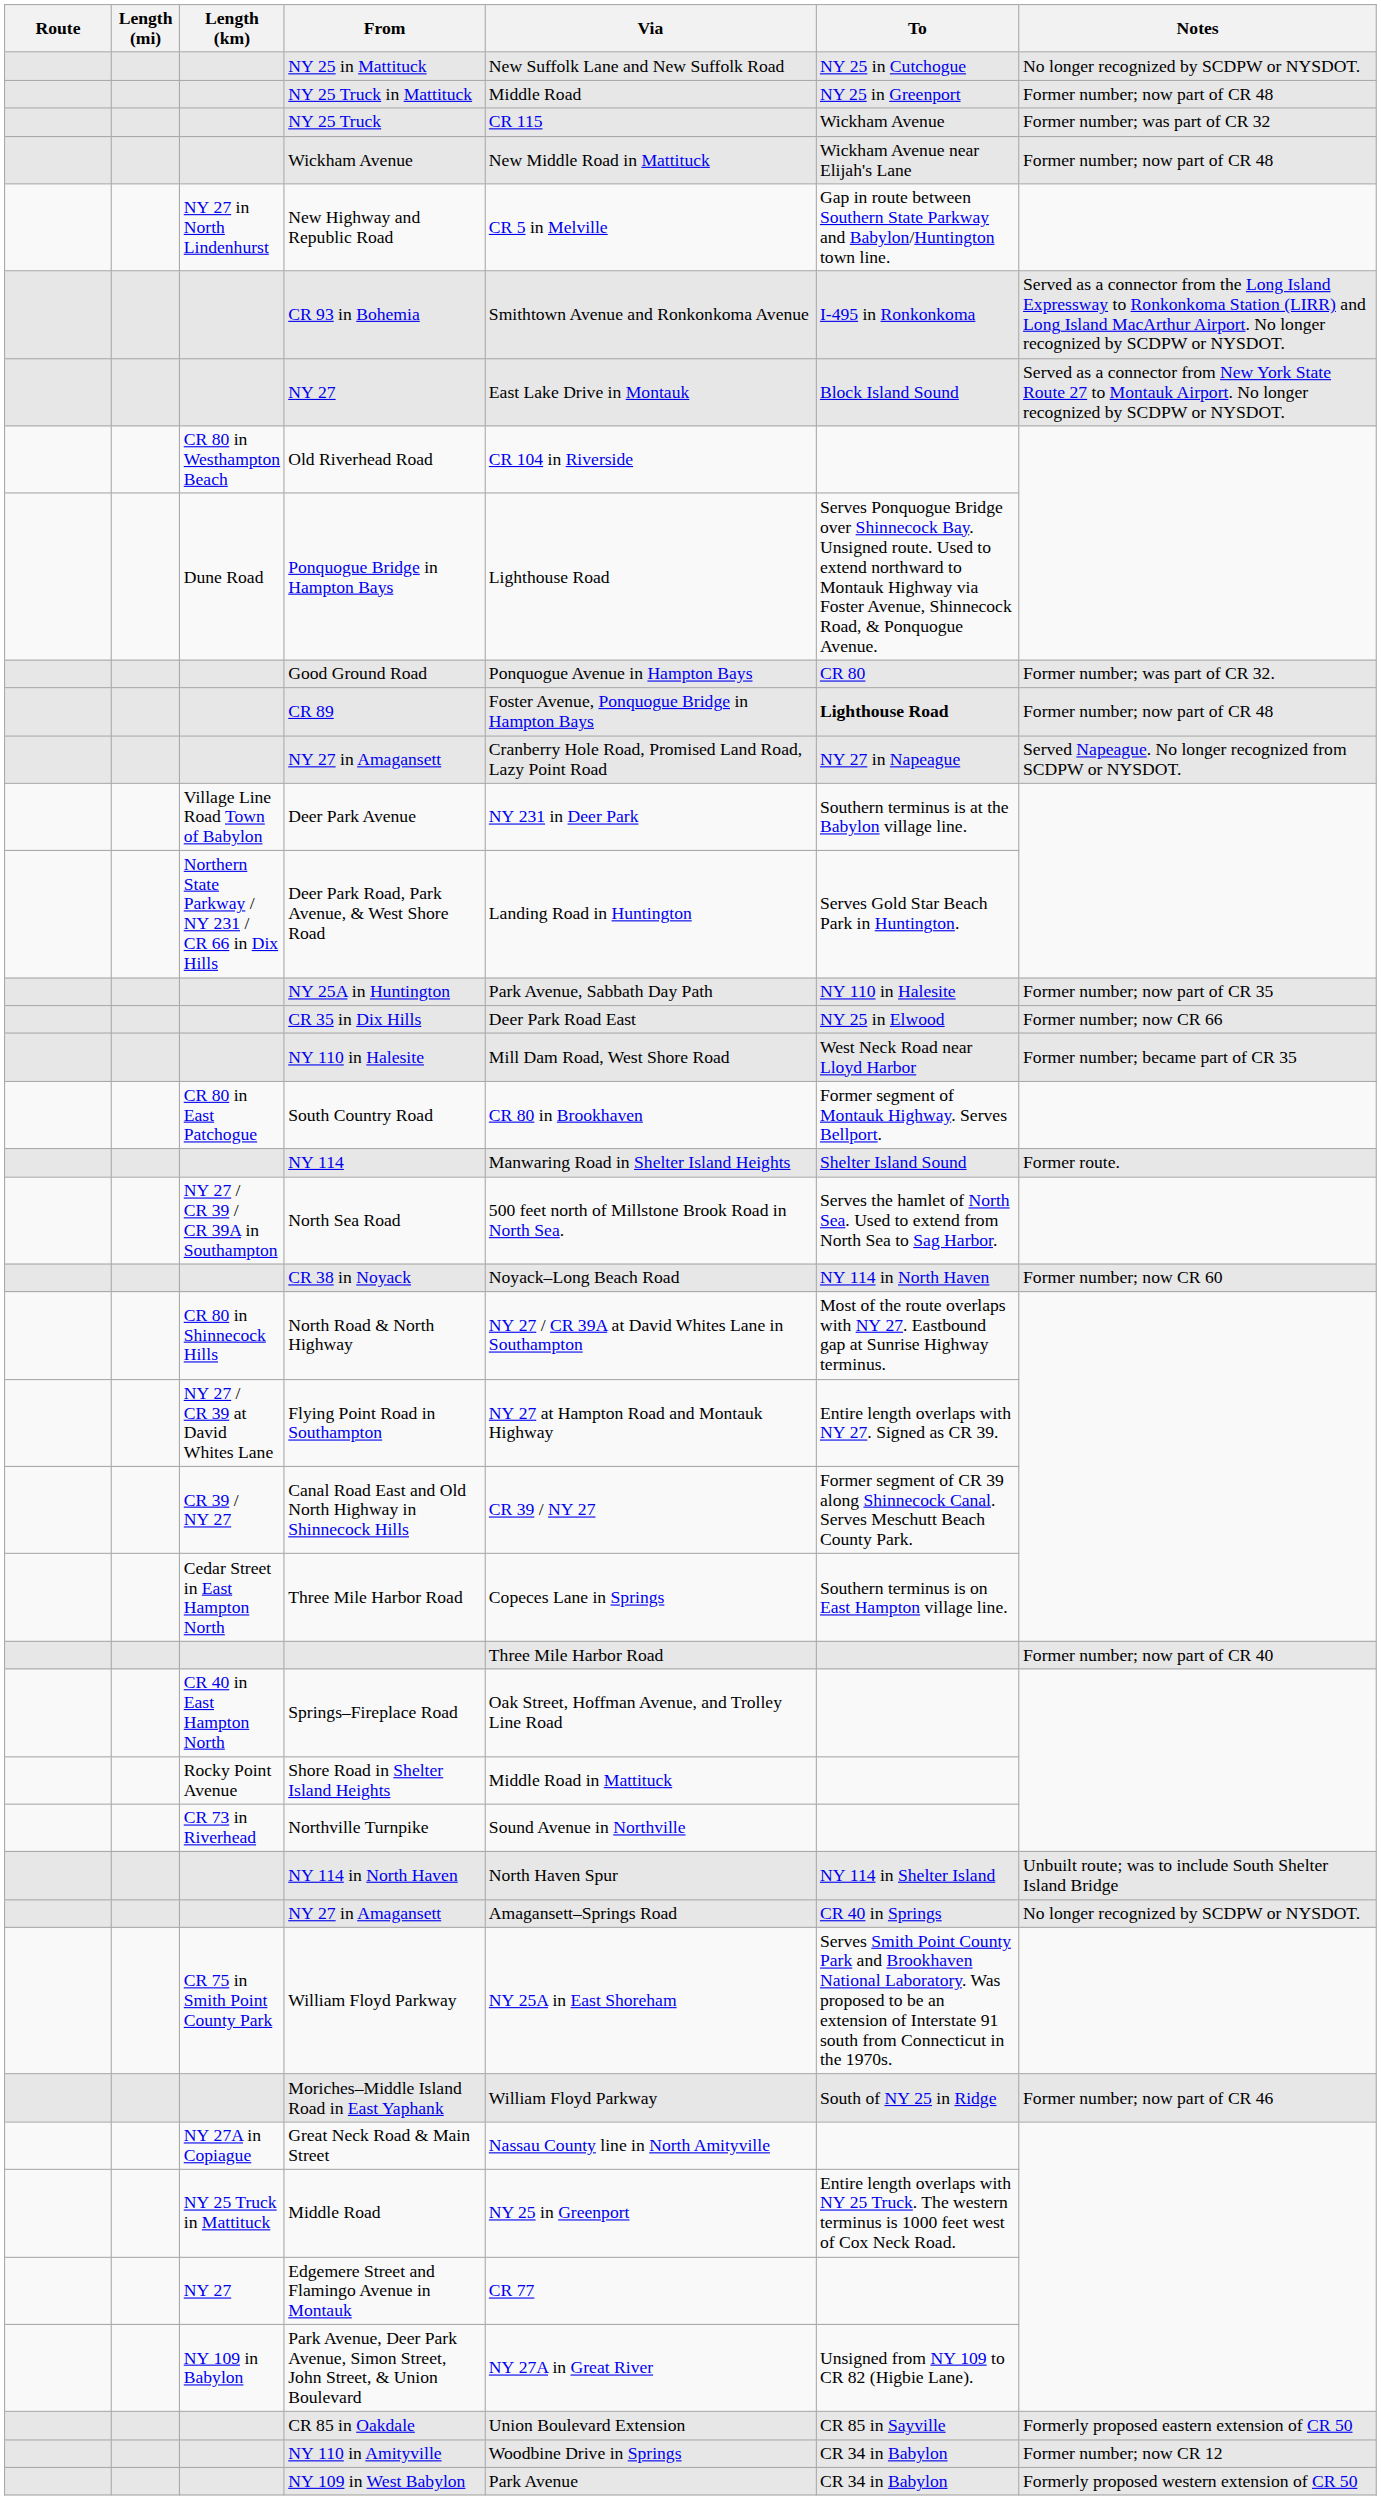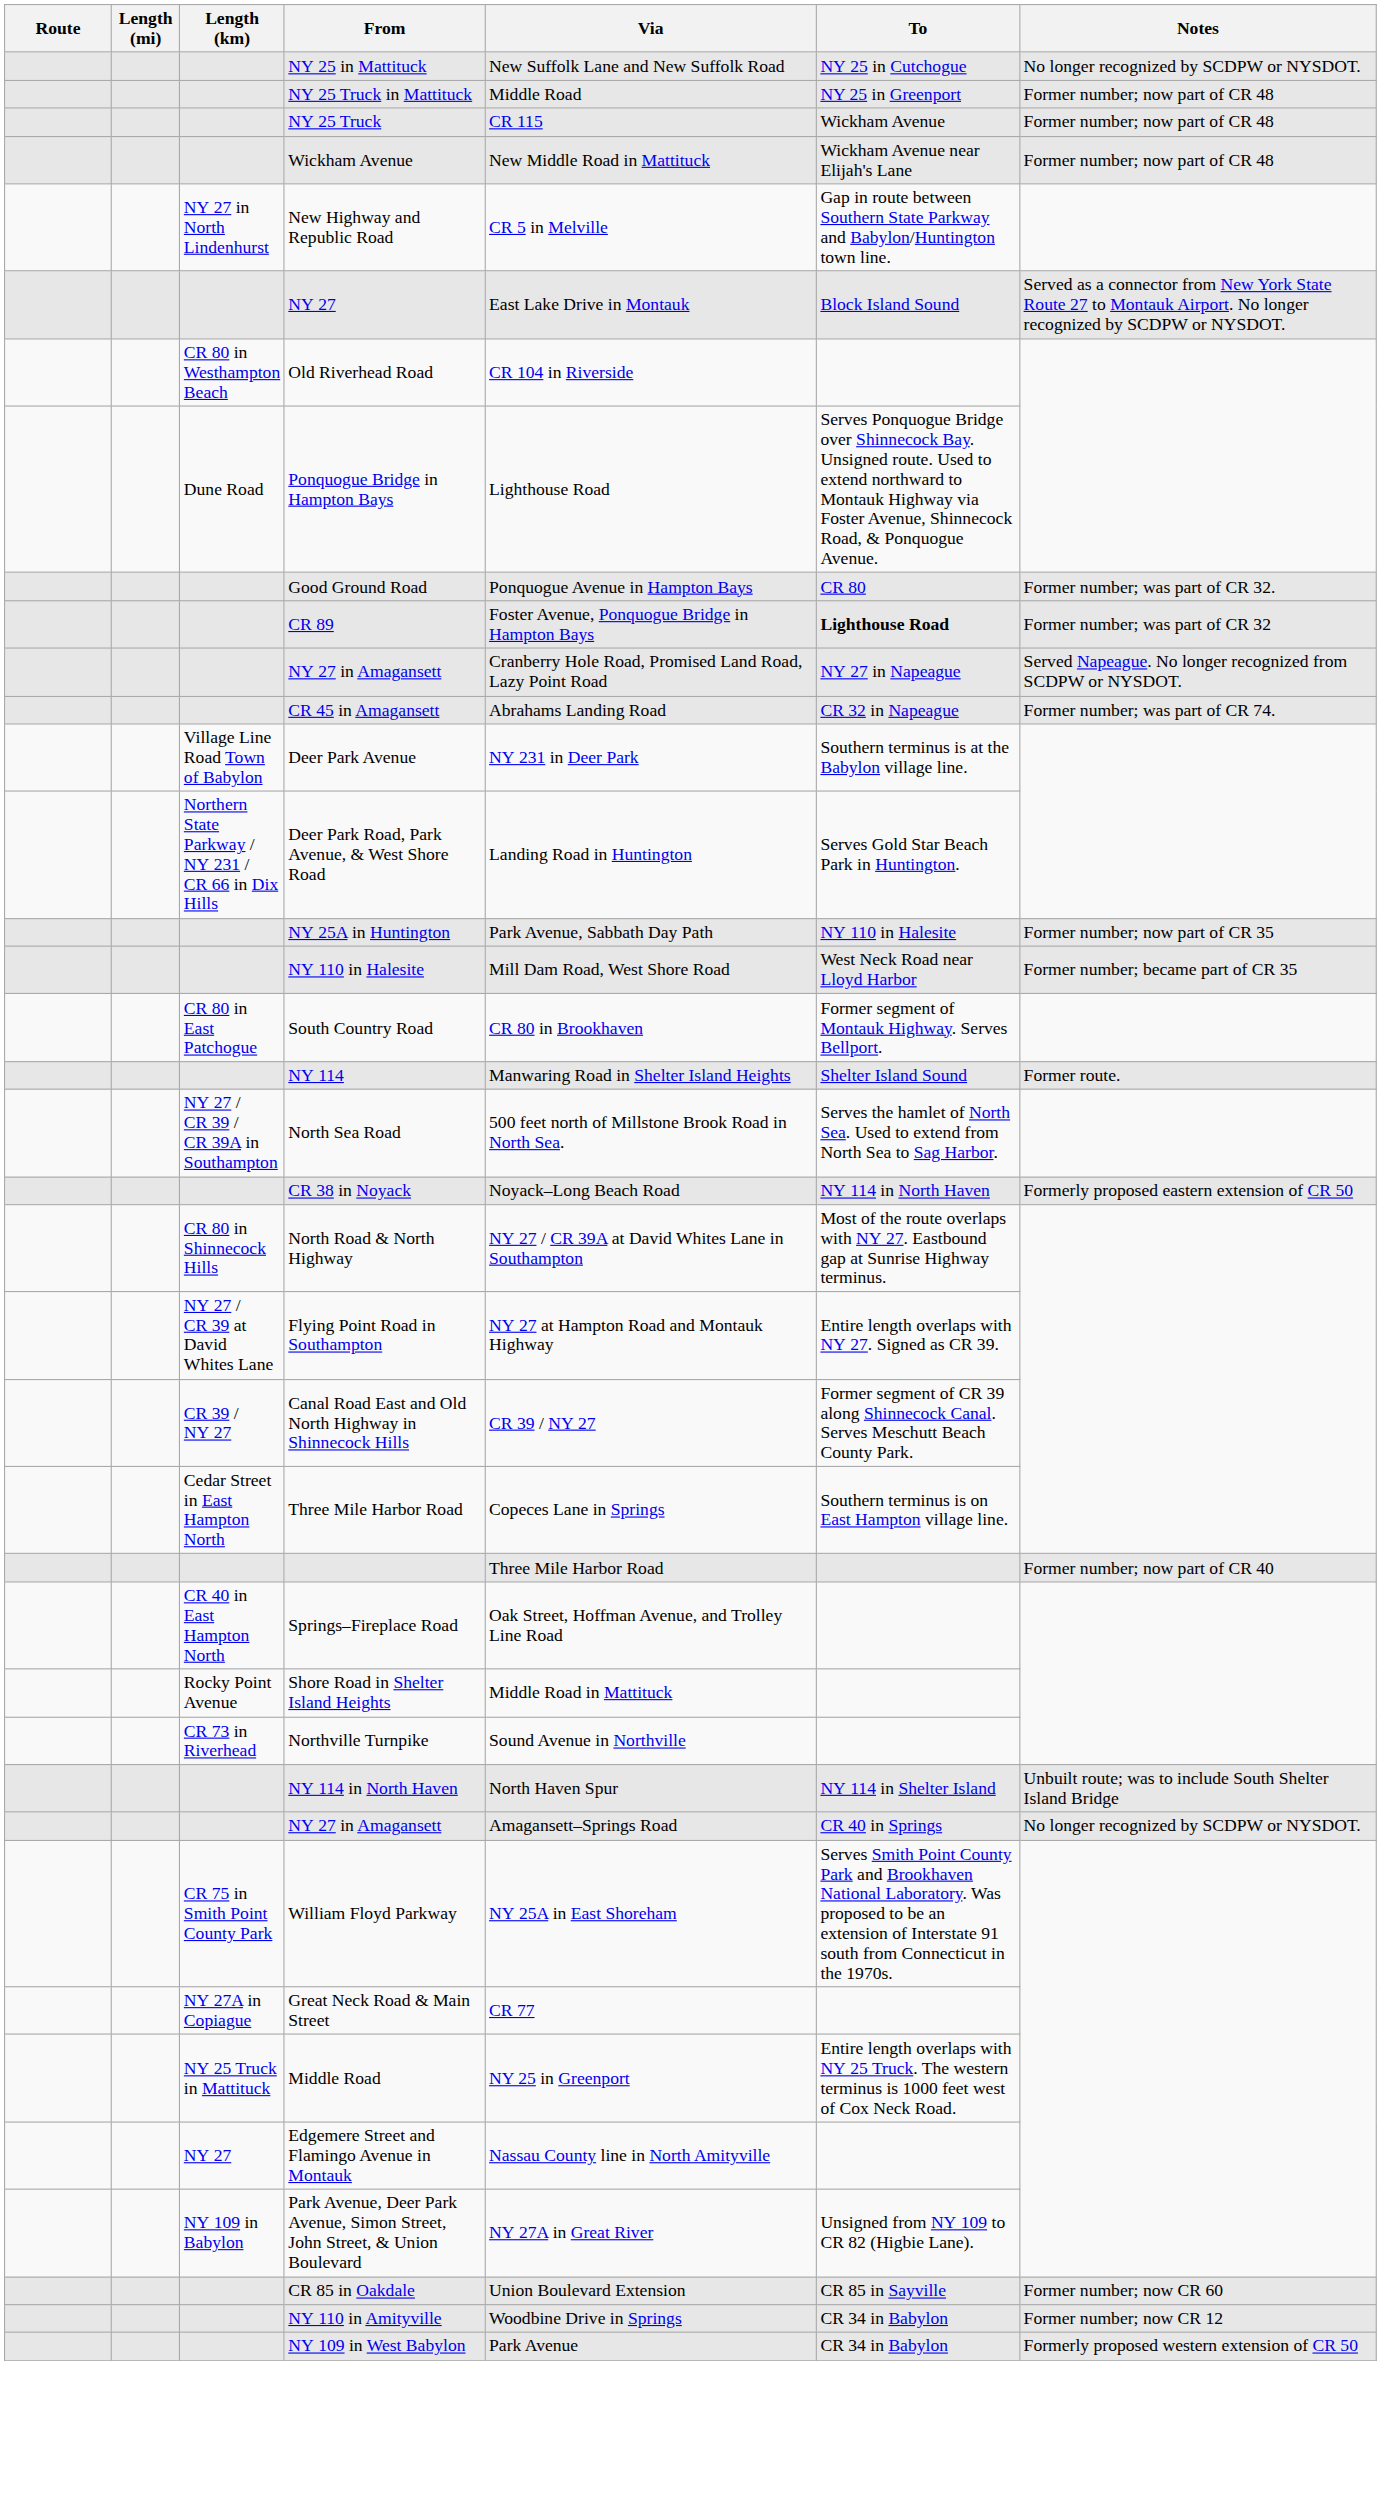(1147, 121) Former number; was part of CR 32 -> (1149, 121) Former number; now part of CR 48
- row: (232, 315)
(1148, 711) Former number; now part of CR 48 -> (1147, 624) Former number; was part of CR 32
+ row: (232, 710)
- row: (232, 1020)
(1123, 1277) Former number; now CR 60 -> (1188, 1190) Formerly proposed eastern extension of CR 50
- row: (232, 2098)
(629, 2145) Nassau County line in North Amityville -> (512, 2010) CR 77
(512, 2290) CR 77 -> (630, 2155) Nassau County line in North Amityville
(1188, 2425) Formerly proposed eastern extension of CR 50 -> (1123, 2290) Former number; now CR 60
